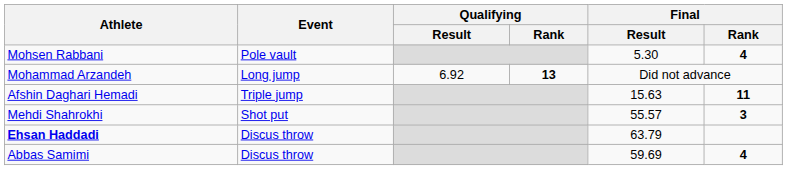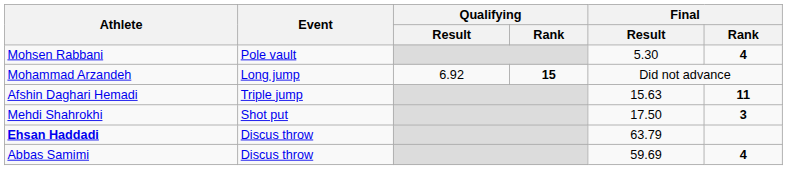(549, 75) 13 -> (549, 75) 15
(646, 115) 55.57 -> (646, 115) 17.50
